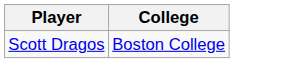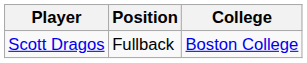+ column: (145, 17)
